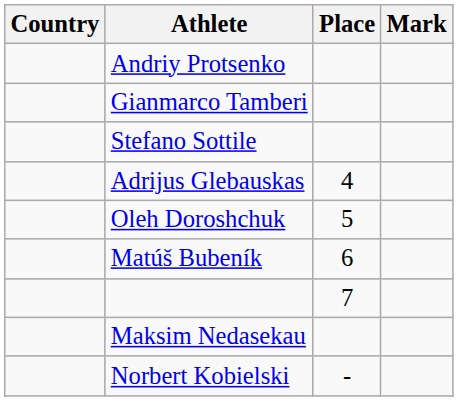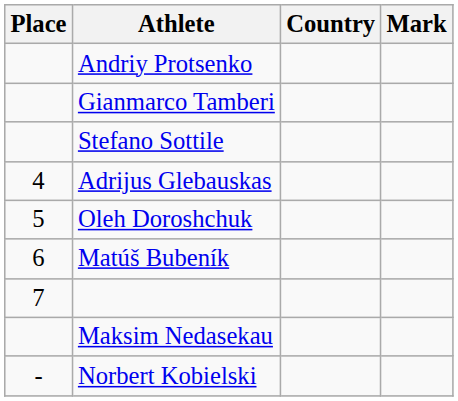columns swapped: (347, 24) <-> (55, 24)
